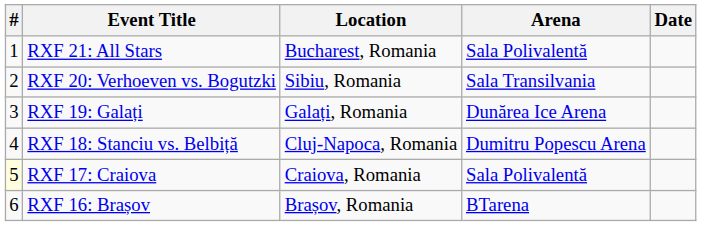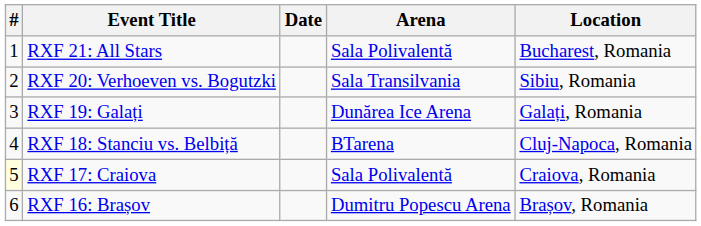columns swapped: (673, 20) <-> (371, 20)
(556, 143) Dumitru Popescu Arena -> (362, 143) BTarena
(498, 205) BTarena -> (421, 205) Dumitru Popescu Arena
